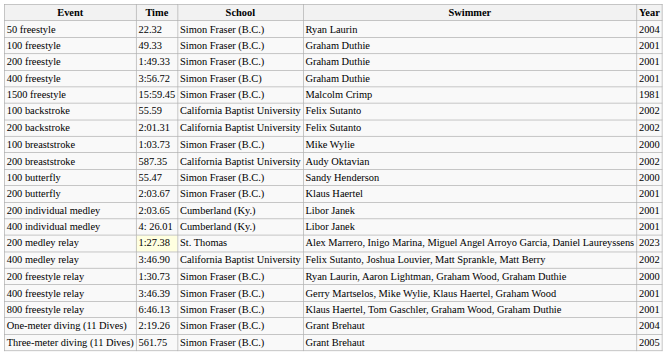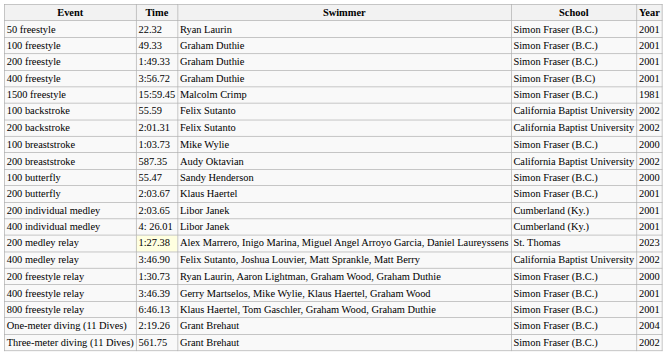columns swapped: (470, 12) <-> (240, 12)
(649, 29) 2004 -> (649, 29) 2001
(649, 342) 2005 -> (649, 342) 2002
